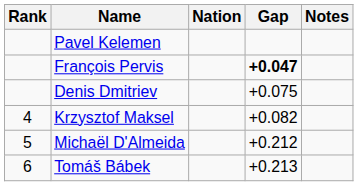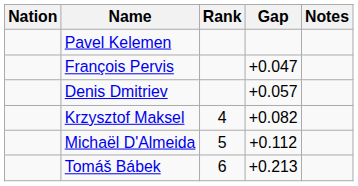columns swapped: (28, 17) <-> (217, 17)
(273, 67) bold -> (273, 67) normal
(273, 92) +0.075 -> (273, 92) +0.057
(273, 142) +0.212 -> (273, 142) +0.112
